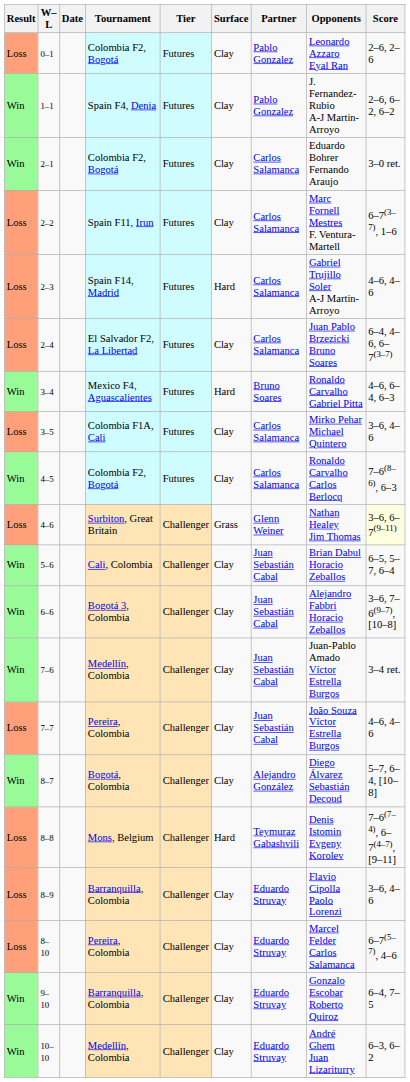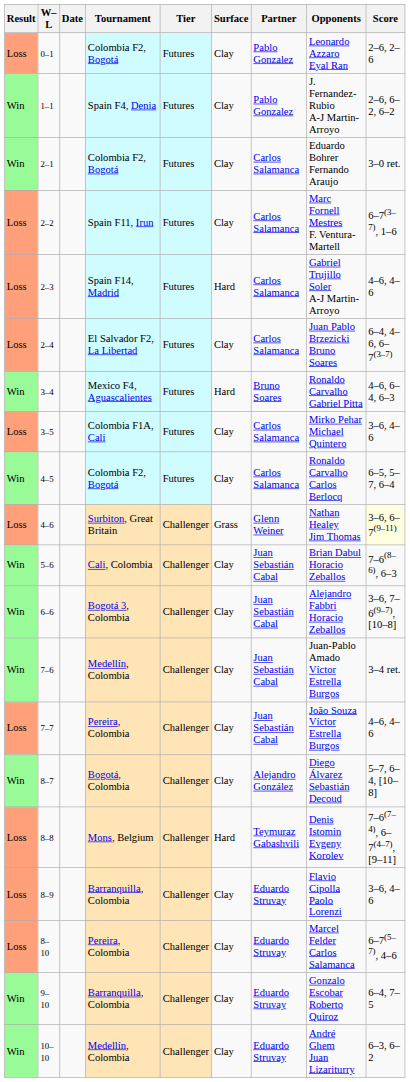(382, 478) 7–6(8–6), 6–3 -> (384, 478) 6–5, 5–7, 6–4
(384, 565) 6–5, 5–7, 6–4 -> (382, 565) 7–6(8–6), 6–3
